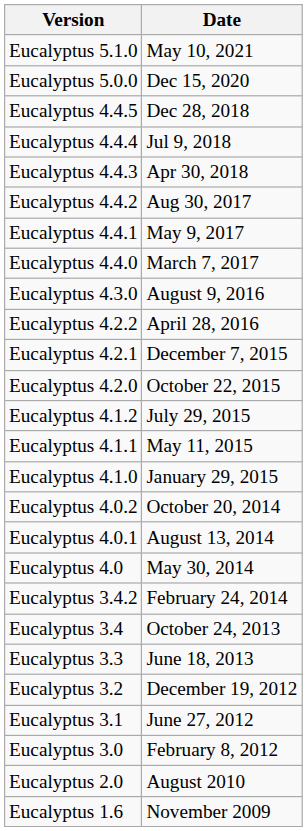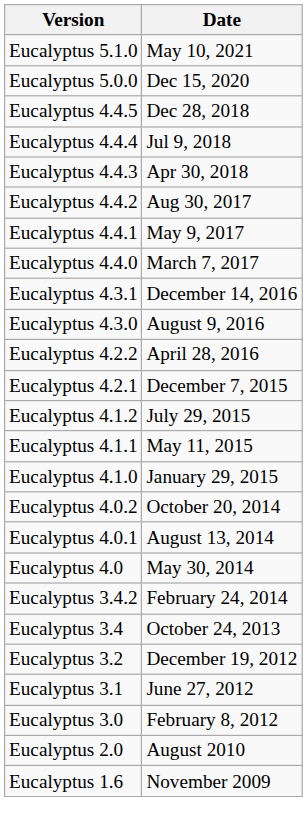+ row: (73, 293)
- row: (73, 385)
- row: (66, 659)
